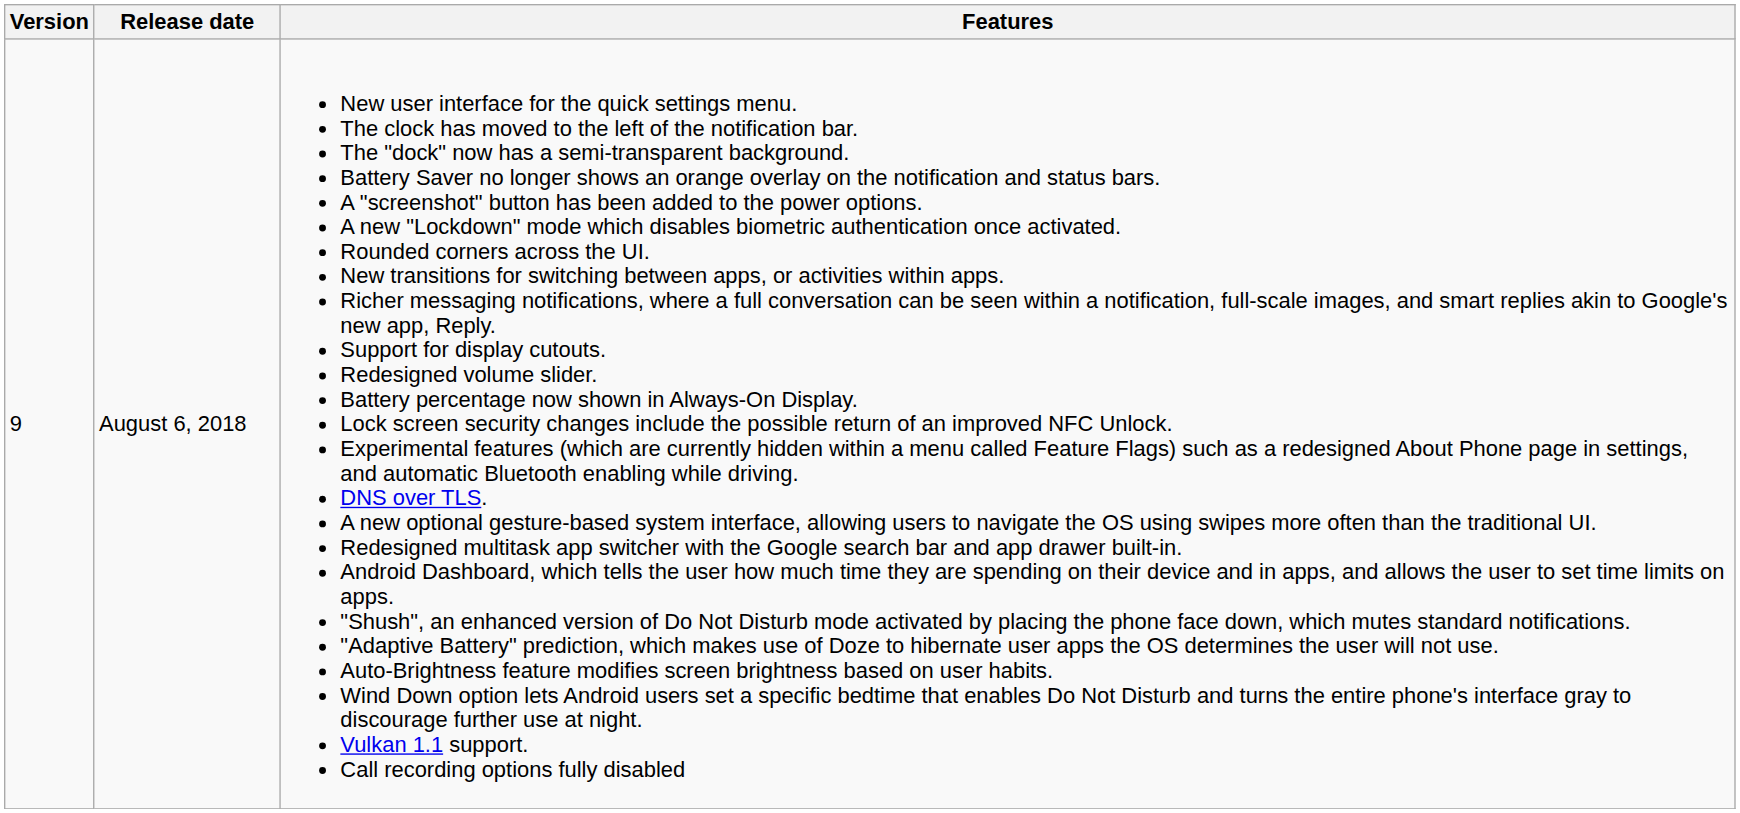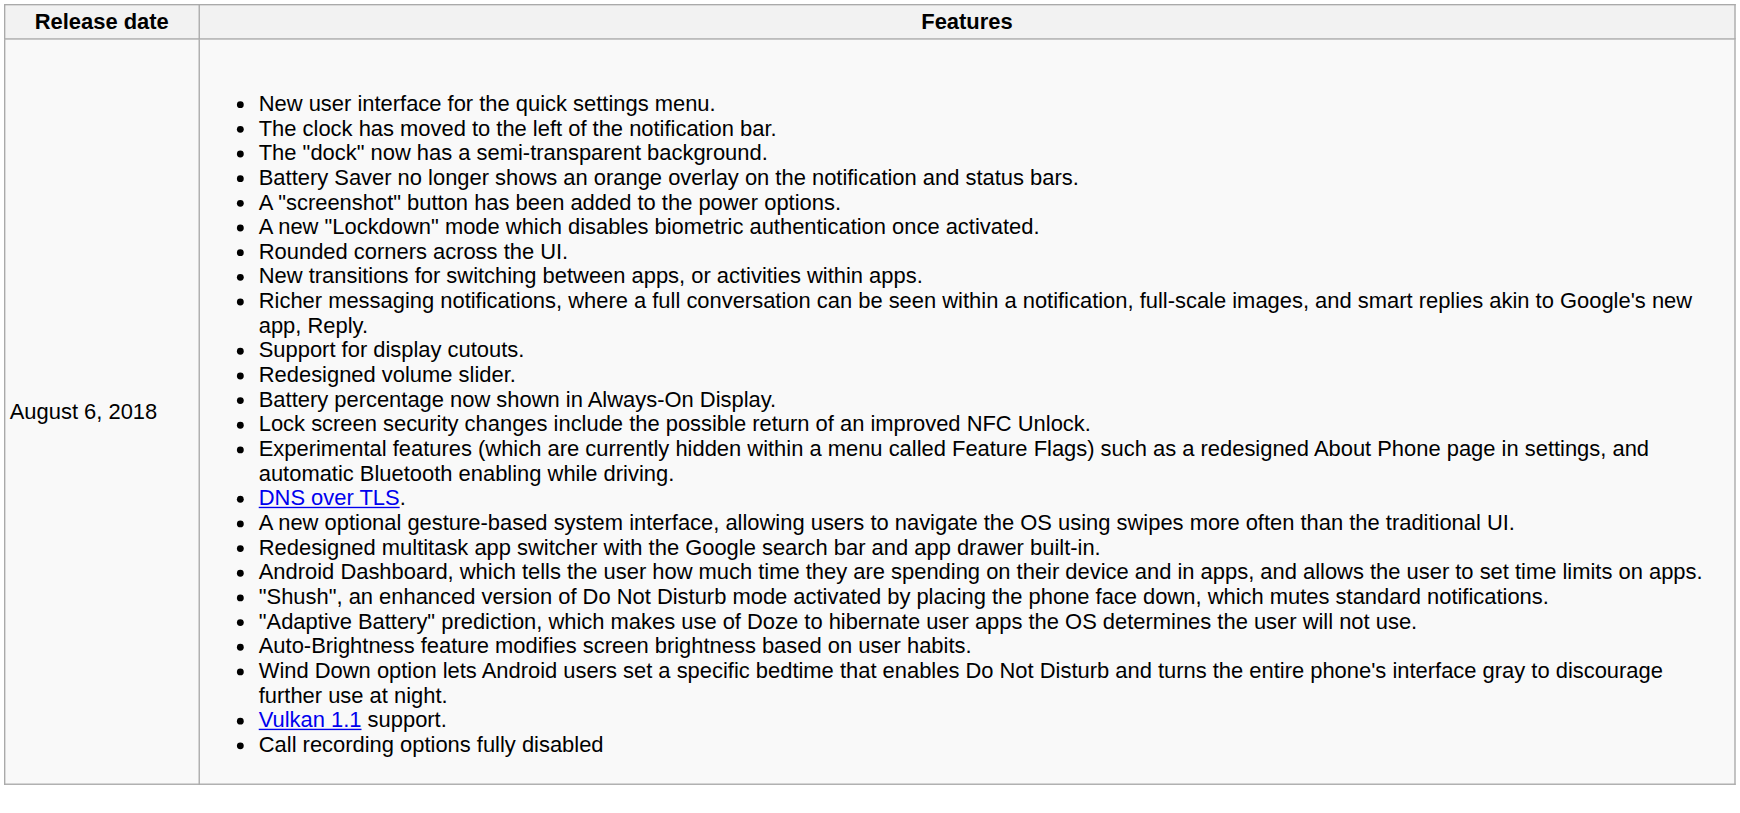- column: (49, 21)
